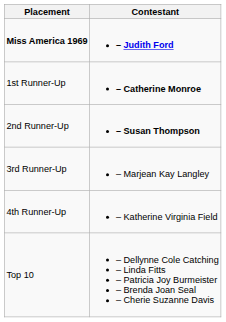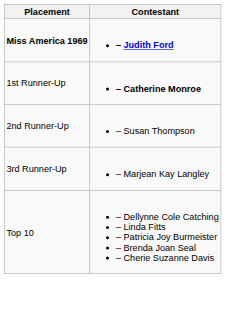(155, 131) bold -> (155, 131) normal
- row: (36, 212)
